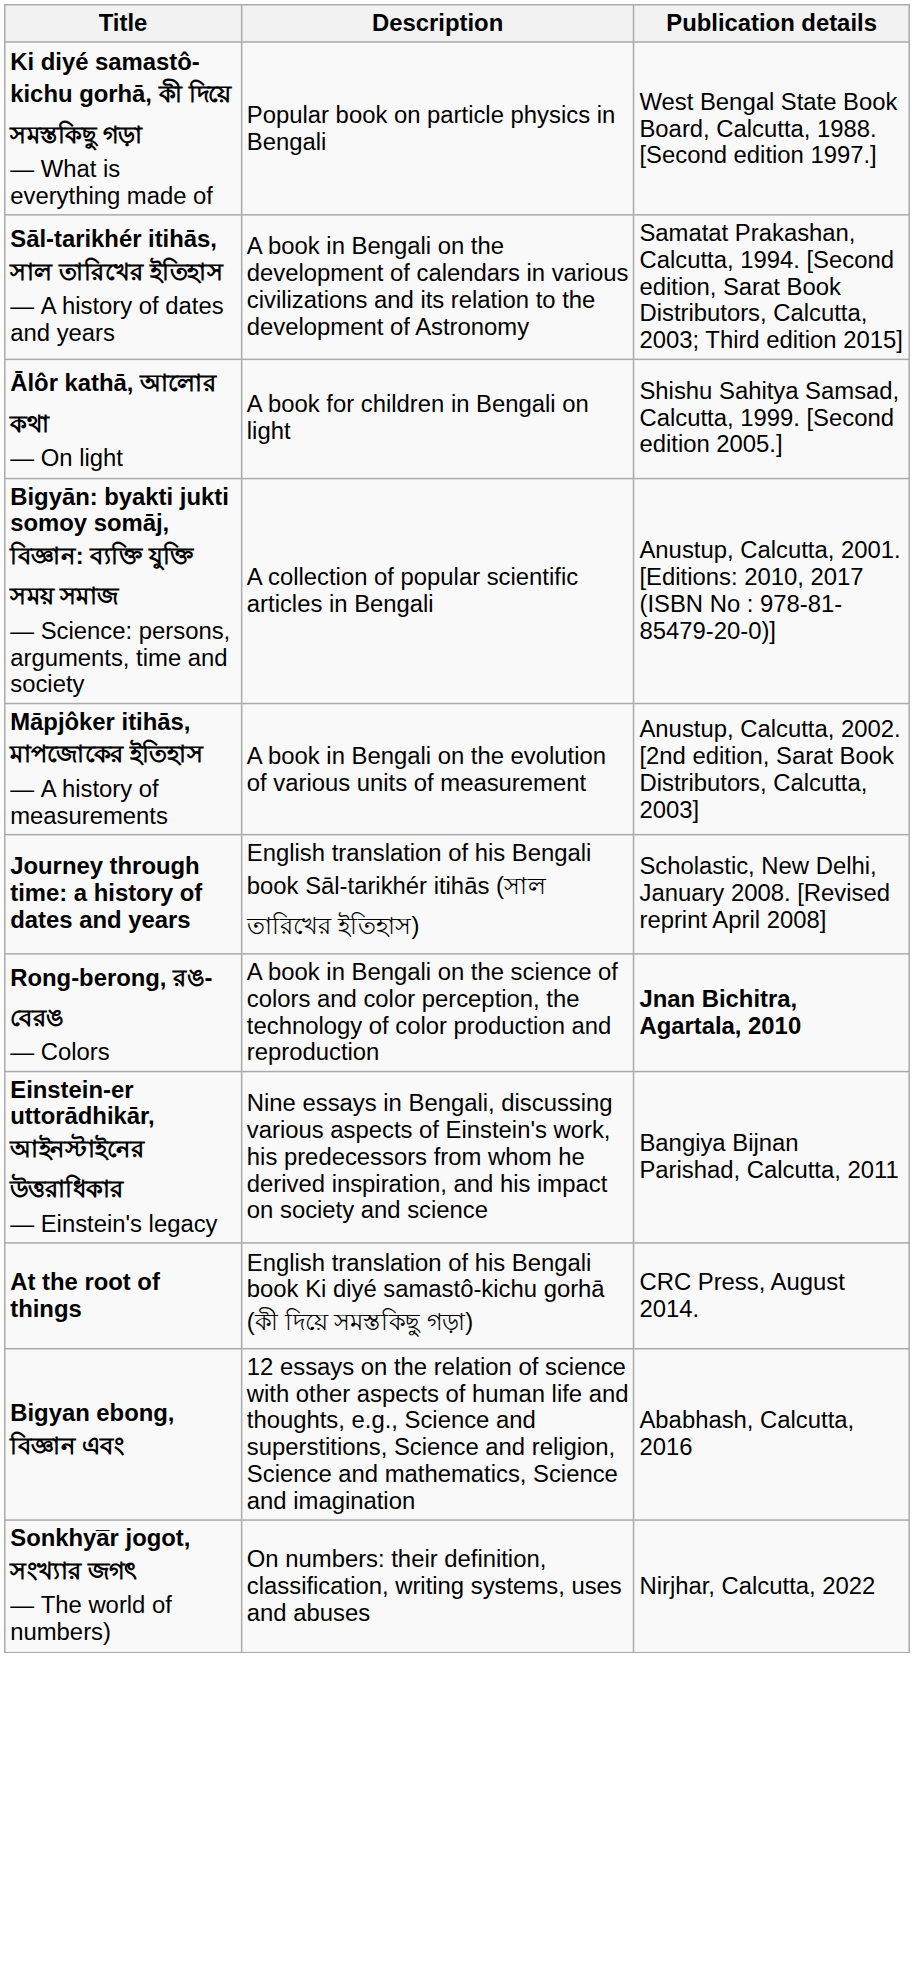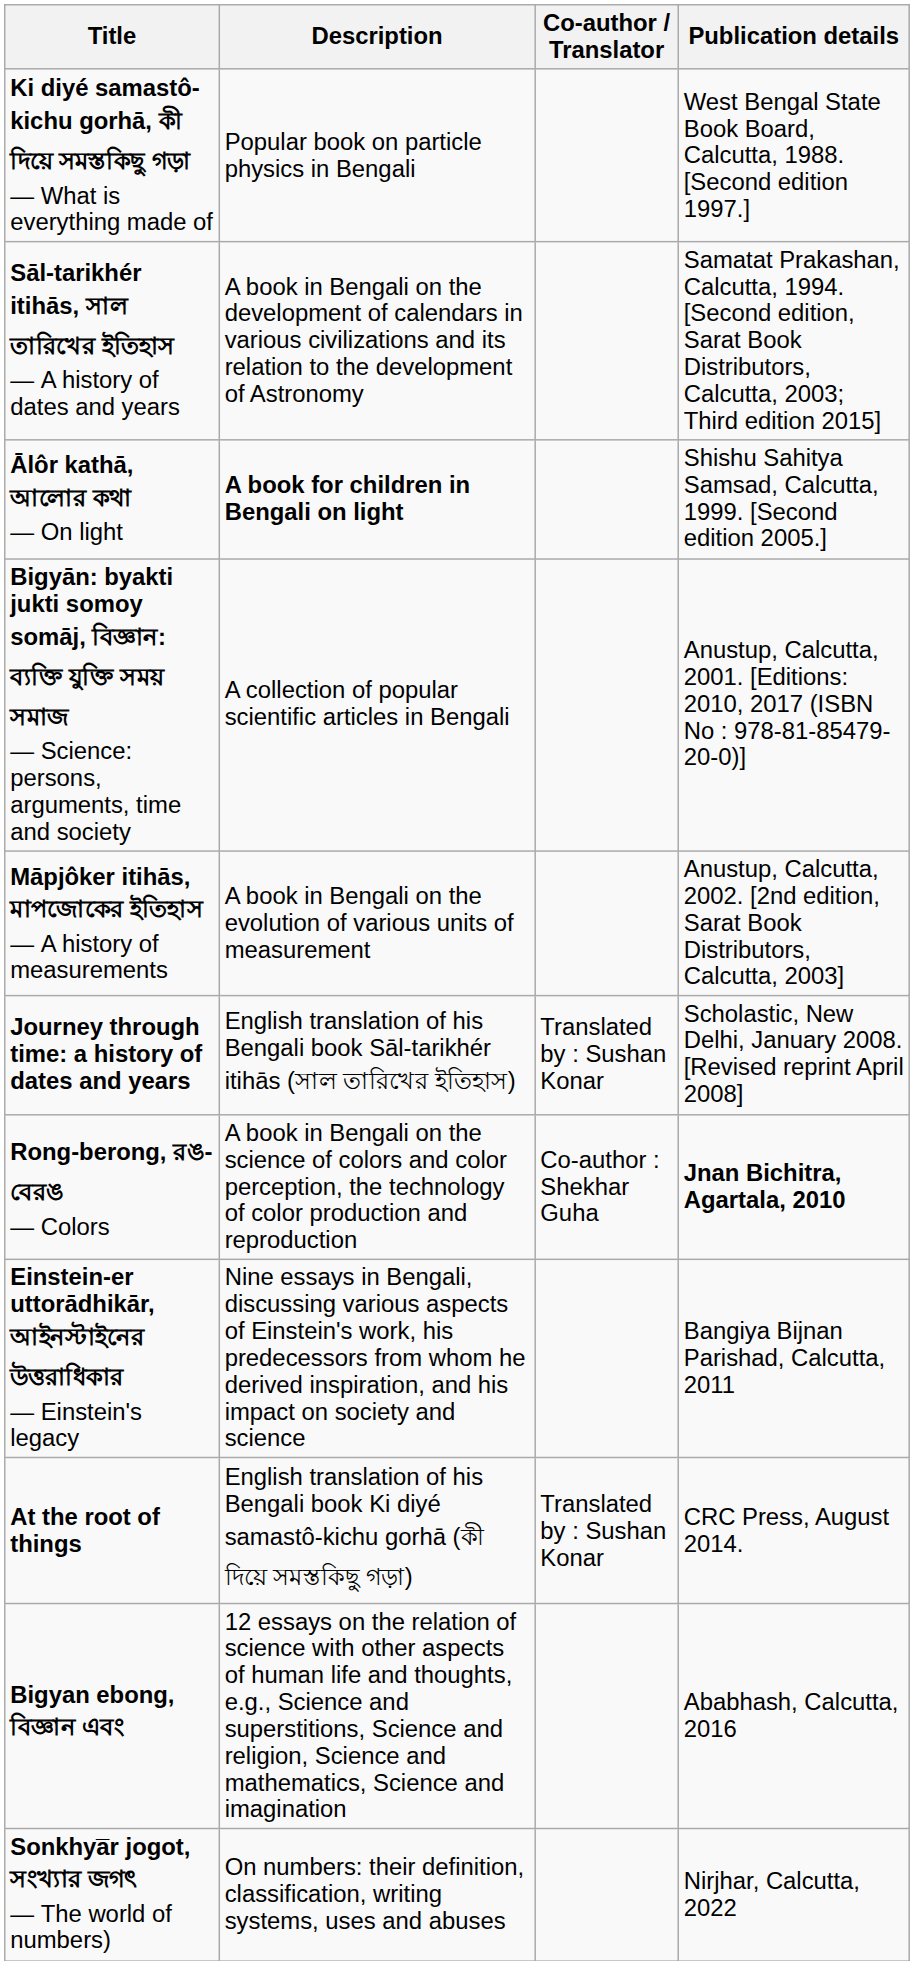+ column: (607, 36)
(418, 418) normal -> (347, 498) bold
